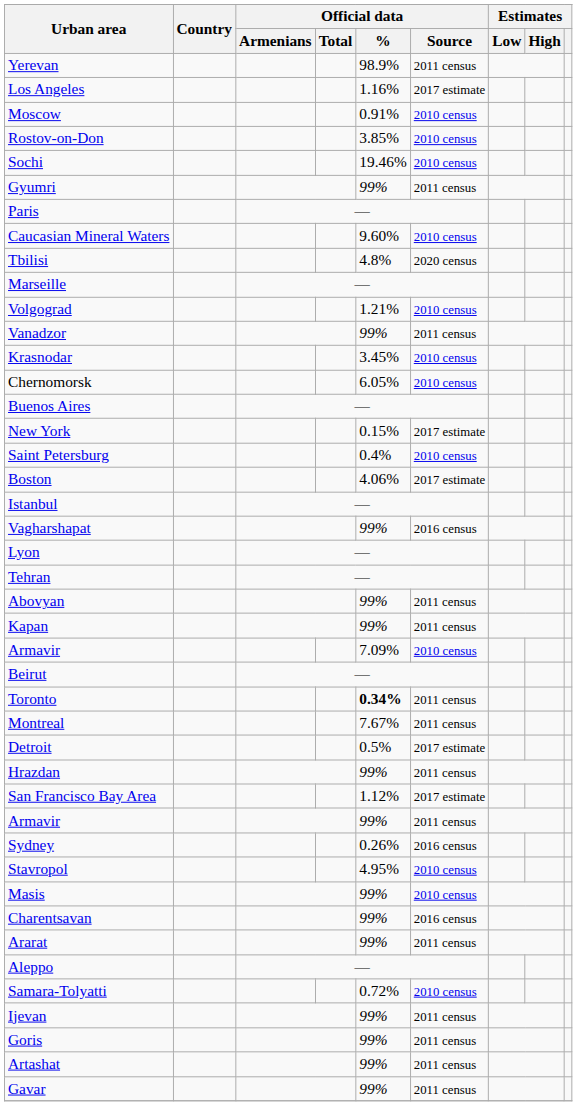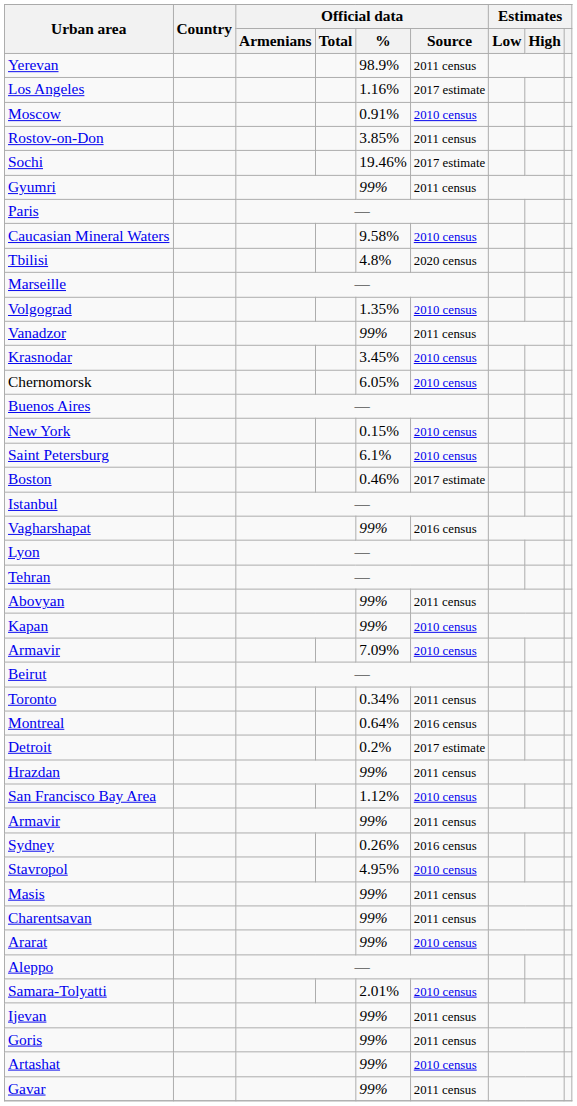(445, 139) 2010 census -> (445, 139) 2011 census
(445, 163) 2010 census -> (450, 163) 2017 estimate
(379, 235) 9.60% -> (379, 235) 9.58%
(379, 308) 1.21% -> (379, 308) 1.35%
(450, 431) 2017 estimate -> (445, 431) 2010 census
(375, 455) 0.4% -> (375, 455) 6.1%
(379, 479) 4.06% -> (379, 479) 0.46%
(445, 626) 2011 census -> (445, 626) 2010 census
(380, 698) bold -> (379, 698) normal
(379, 723) 7.67% -> (379, 723) 0.64%
(445, 724) 2011 census -> (445, 724) 2016 census
(375, 747) 0.5% -> (375, 747) 0.2%
(450, 797) 2017 estimate -> (445, 797) 2010 census
(445, 894) 2010 census -> (445, 894) 2011 census
(445, 918) 2016 census -> (445, 918) 2011 census
(445, 943) 2011 census -> (445, 943) 2010 census
(379, 991) 0.72% -> (379, 991) 2.01%
(445, 1065) 2011 census -> (445, 1065) 2010 census
